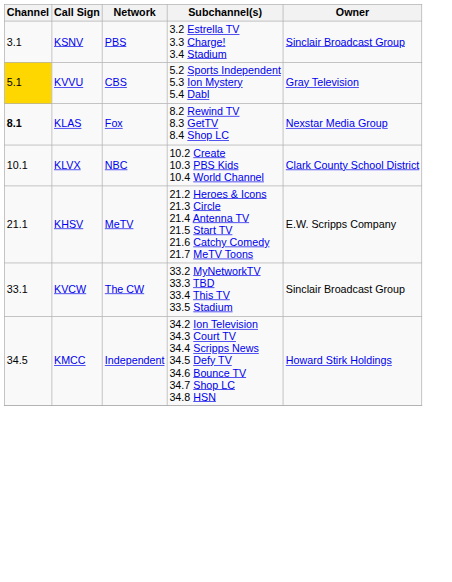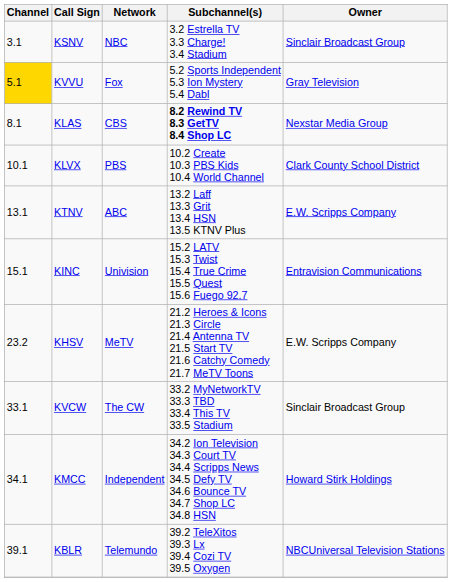(116, 42) PBS -> (116, 42) NBC
(116, 83) CBS -> (114, 83) Fox
(14, 124) bold -> (14, 124) normal
(114, 124) Fox -> (116, 124) CBS
(204, 124) normal -> (206, 124) bold
(116, 165) NBC -> (116, 165) PBS
+ row: (68, 212)
+ row: (67, 271)
(17, 224) 21.1 -> (17, 343) 23.2
(17, 361) 34.5 -> (17, 479) 34.1
+ row: (68, 550)
